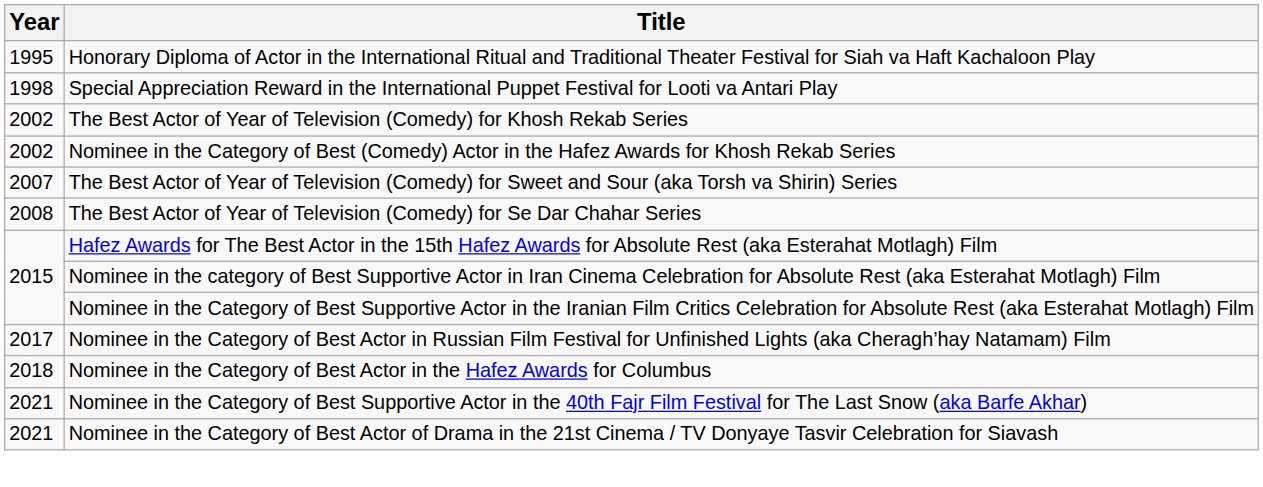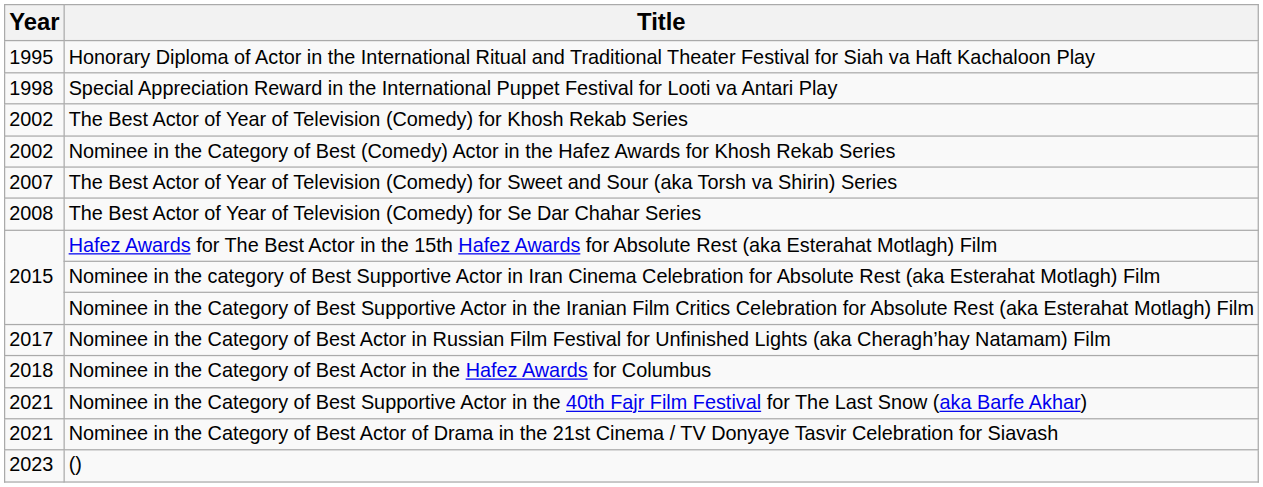+ row: (75, 465)
